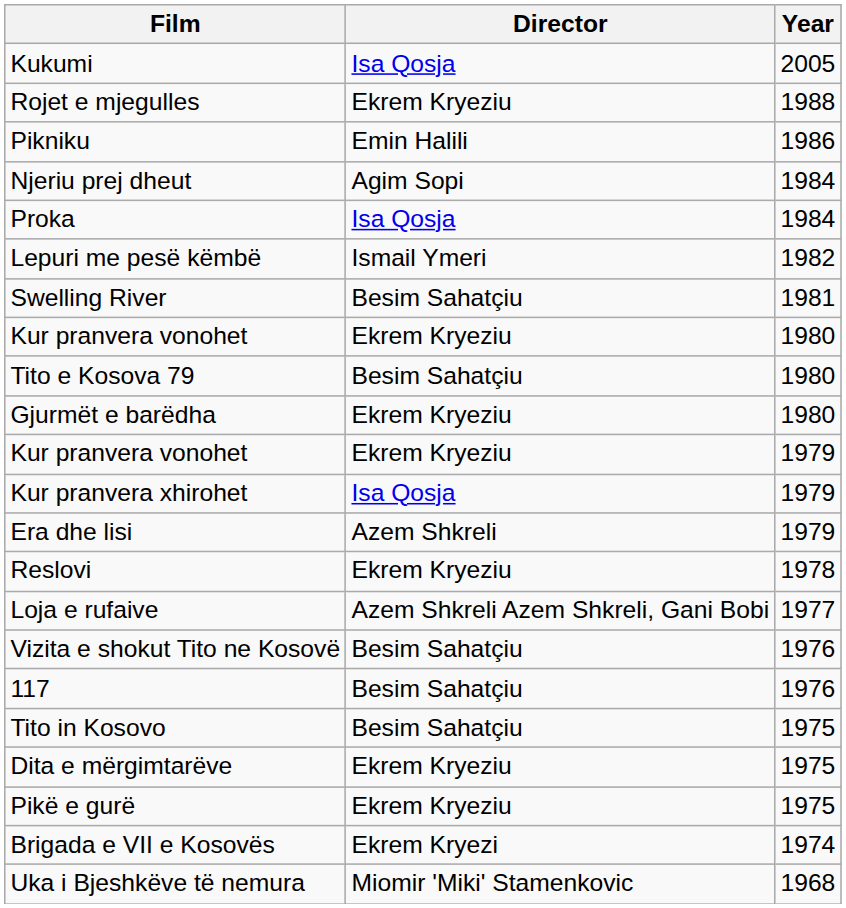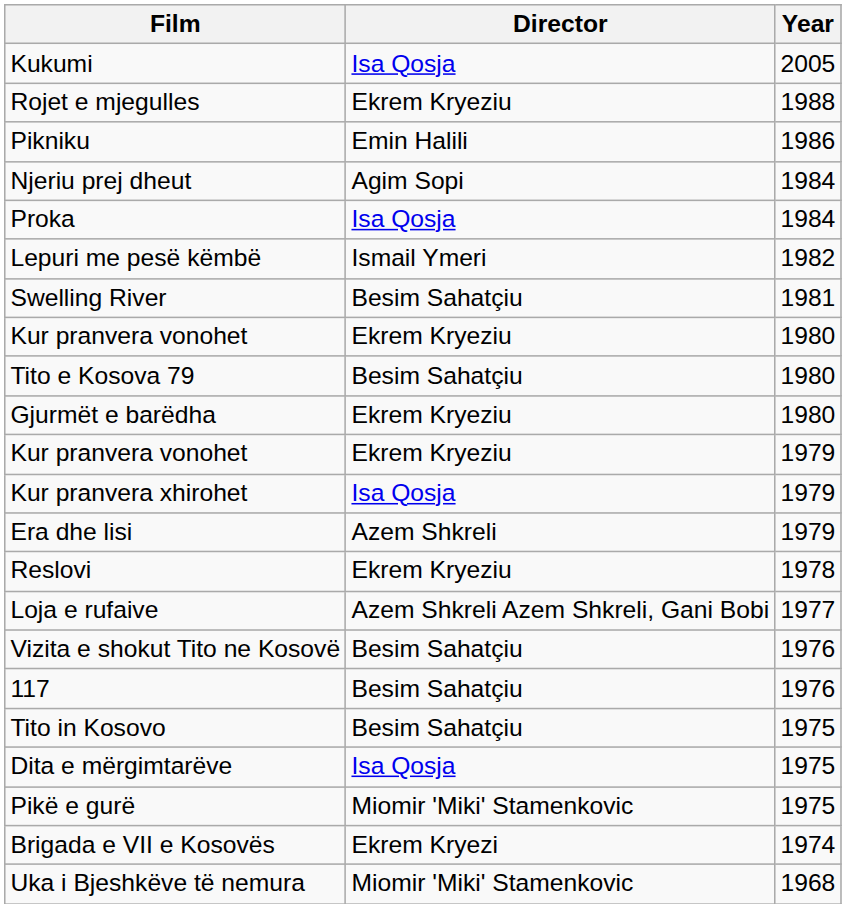(432, 766) Ekrem Kryeziu -> (404, 766) Isa Qosja
(432, 805) Ekrem Kryeziu -> (492, 805) Miomir 'Miki' Stamenkovic
